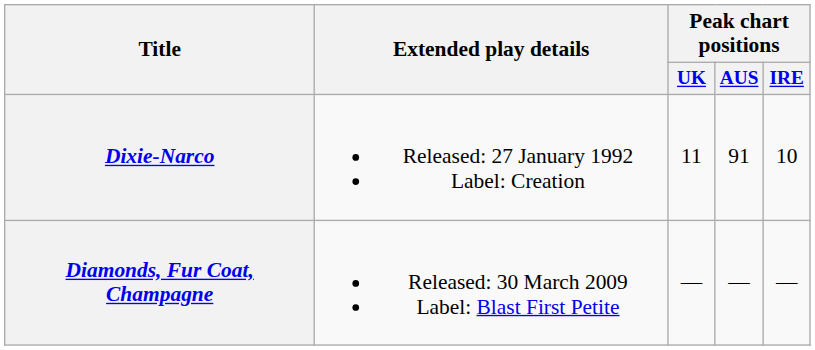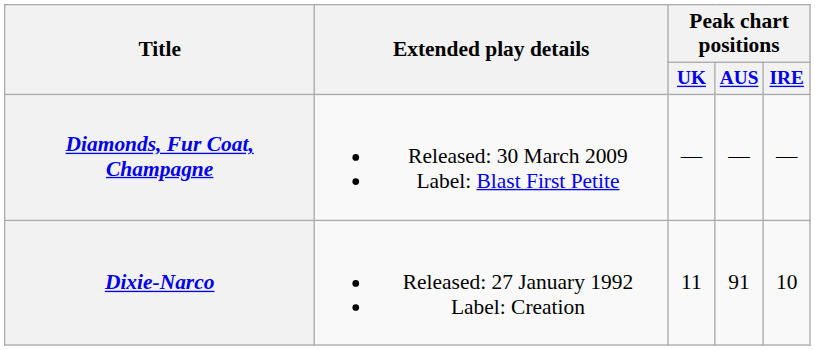rows swapped: (160, 157) <-> (160, 282)
